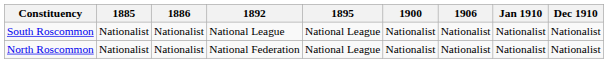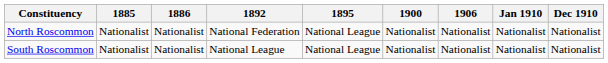rows swapped: (50, 49) <-> (50, 31)
